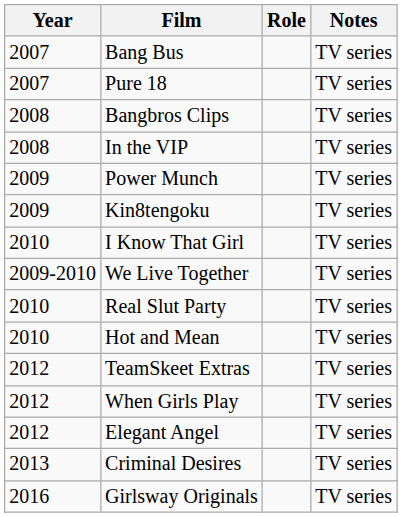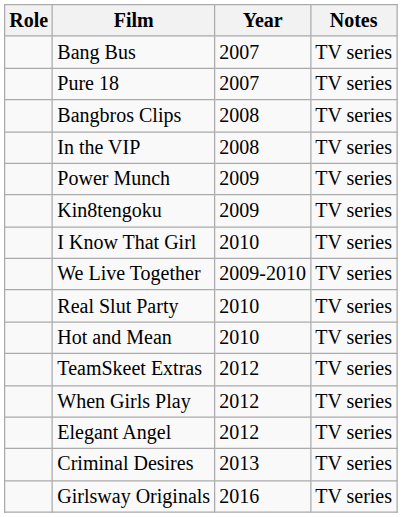columns swapped: (53, 20) <-> (287, 20)
